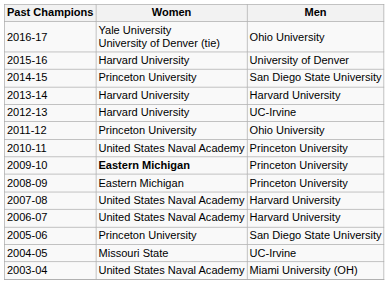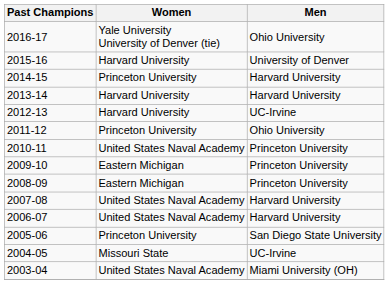(316, 78) San Diego State University -> (295, 78) Harvard University
(144, 165) bold -> (141, 165) normal
